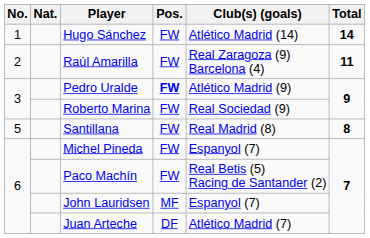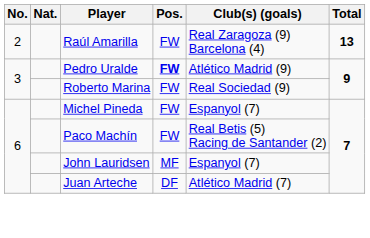- row: (105, 34)
(347, 61) 11 -> (347, 41) 13
- row: (91, 128)
